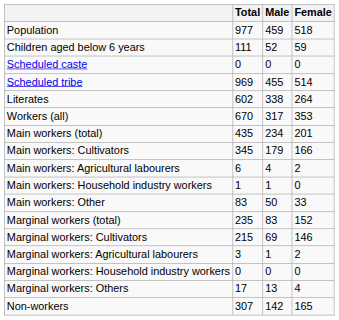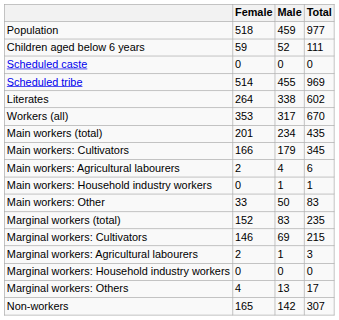columns swapped: (248, 13) <-> (313, 13)
